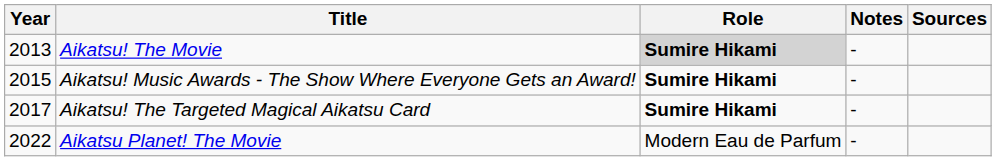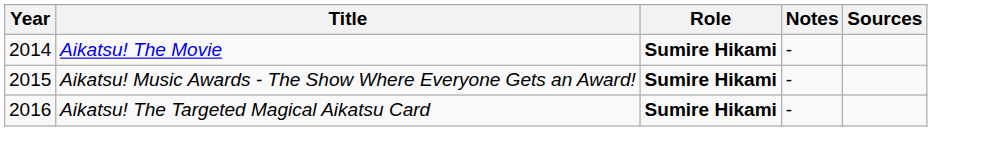(30, 49) 2013 -> (30, 49) 2014
(711, 49) lightgrey background -> (711, 49) no background
(30, 110) 2017 -> (30, 110) 2016
- row: (171, 140)
